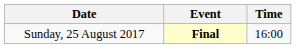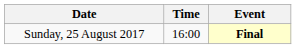columns swapped: (269, 14) <-> (205, 14)
